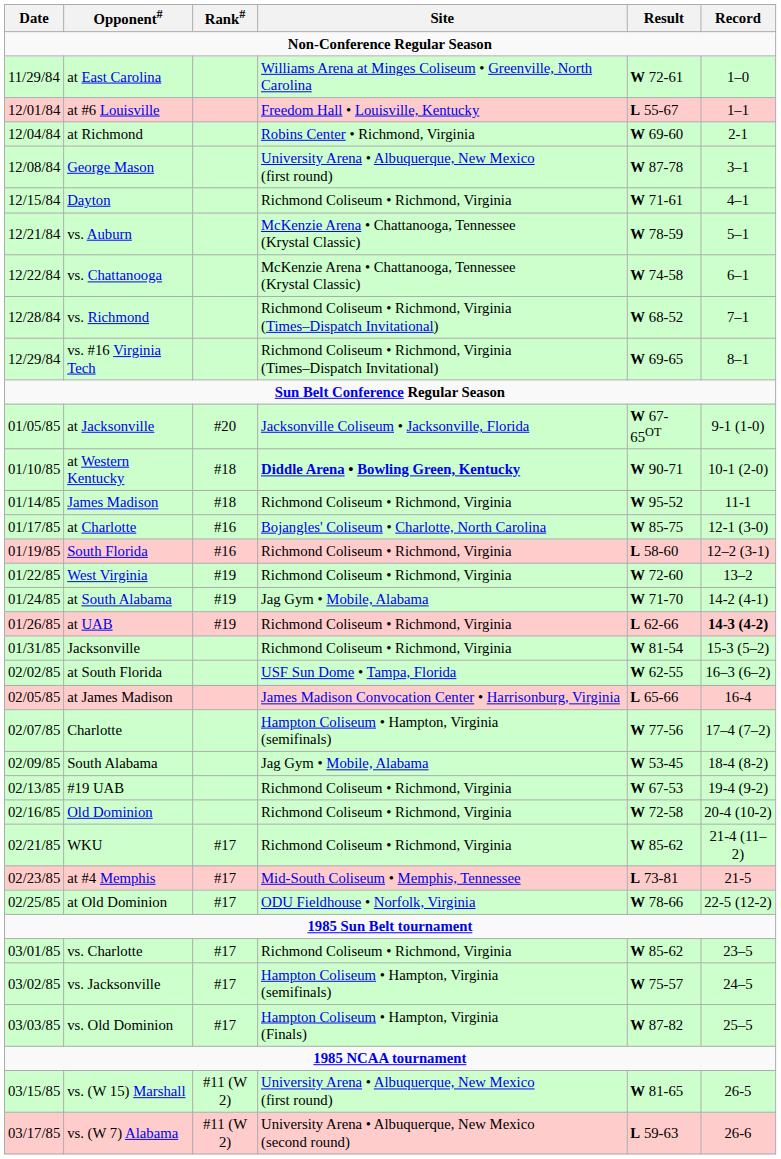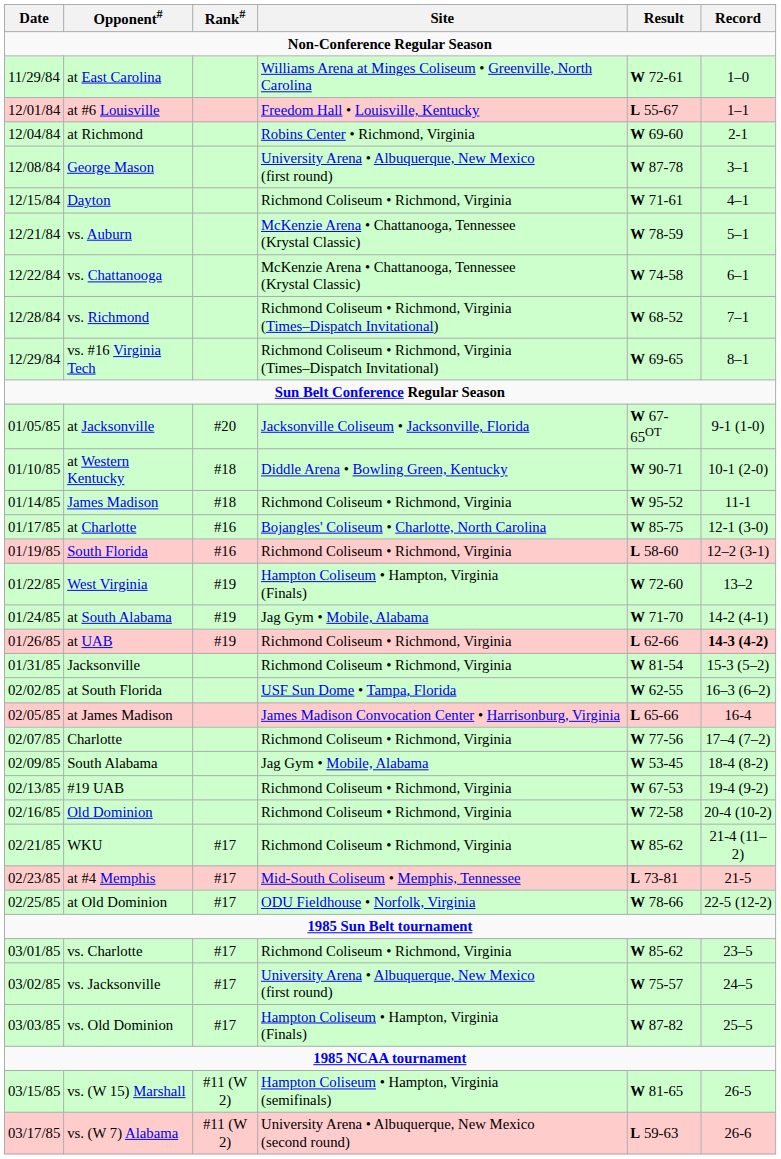(391, 469) bold -> (384, 469) normal
(386, 575) Richmond Coliseum • Richmond, Virginia -> (380, 584) Hampton Coliseum • Hampton, Virginia (Finals)
(380, 730) Hampton Coliseum • Hampton, Virginia (semifinals) -> (386, 739) Richmond Coliseum • Richmond, Virginia
(380, 984) Hampton Coliseum • Hampton, Virginia (semifinals) -> (398, 984) University Arena • Albuquerque, New Mexico (first round)
(398, 1091) University Arena • Albuquerque, New Mexico (first round) -> (380, 1091) Hampton Coliseum • Hampton, Virginia (semifinals)
